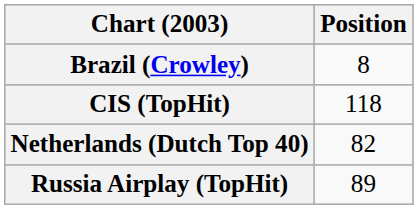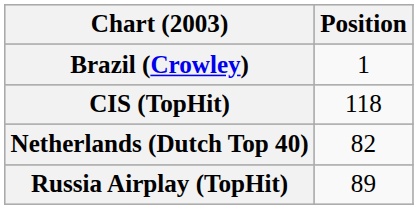(363, 64) 8 -> (363, 64) 1
